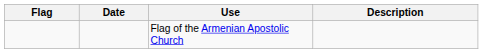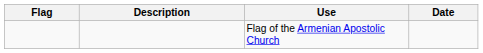columns swapped: (114, 12) <-> (395, 12)
